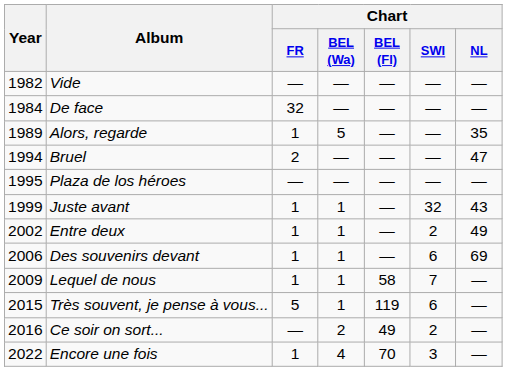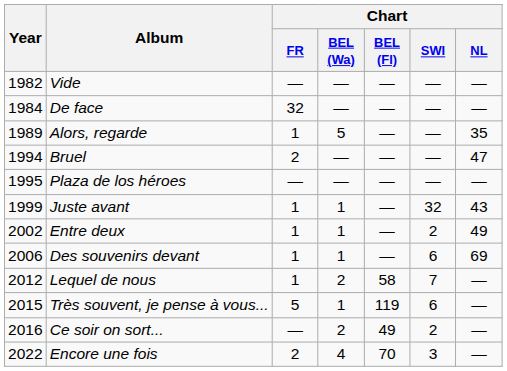(25, 280) 2009 -> (25, 280) 2012
(341, 280) 1 -> (341, 280) 2
(295, 354) 1 -> (295, 354) 2
